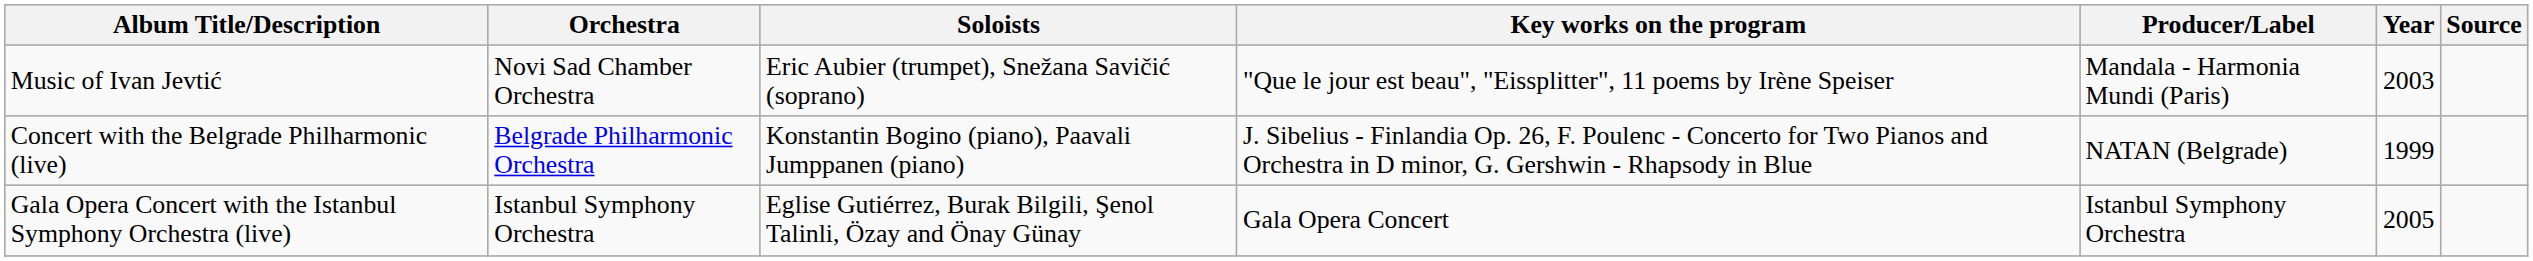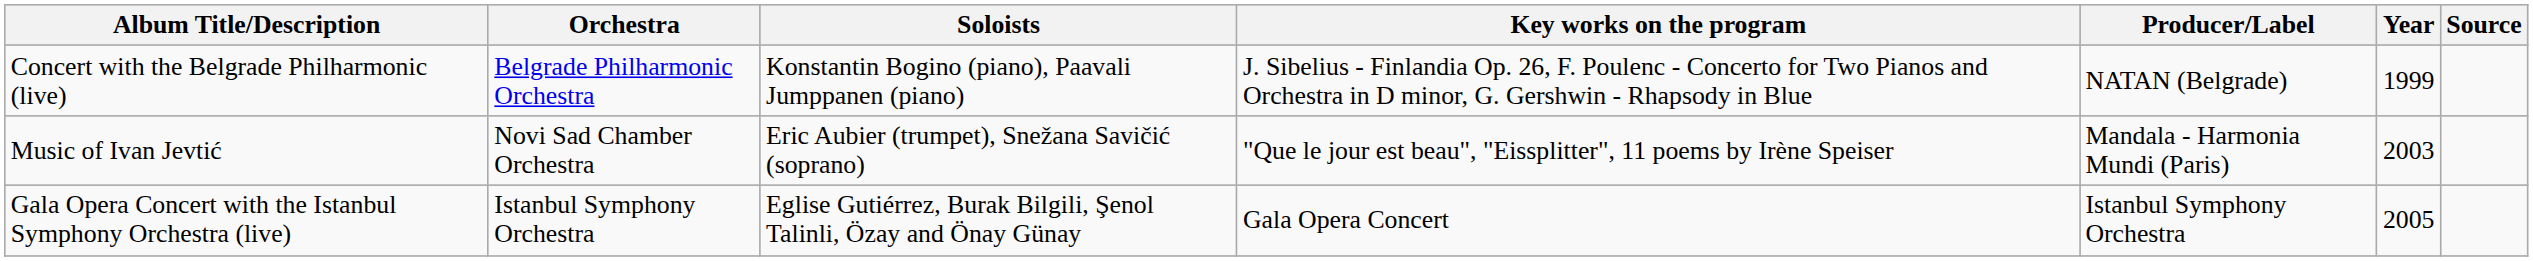rows swapped: (116, 80) <-> (219, 150)
